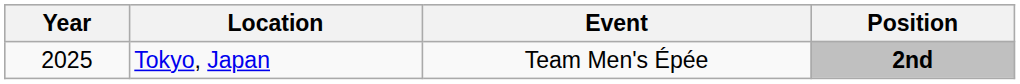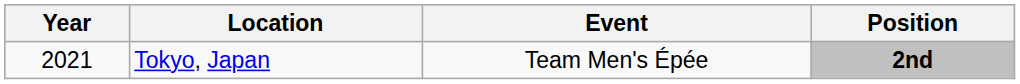(67, 60) 2025 -> (67, 60) 2021
